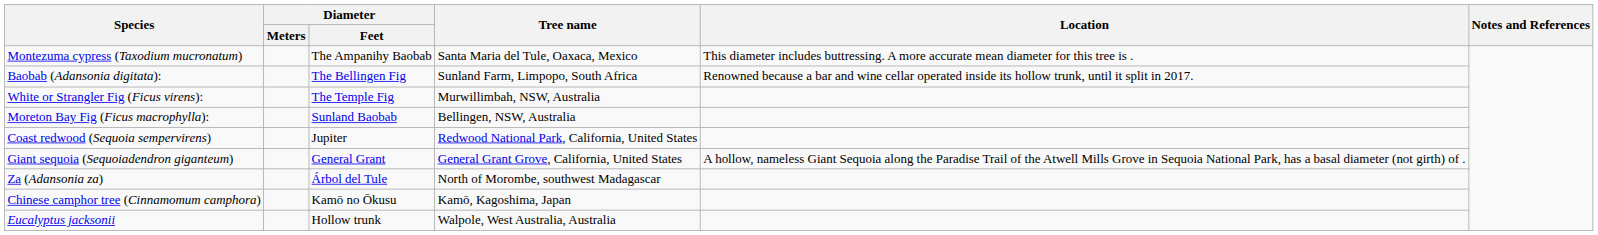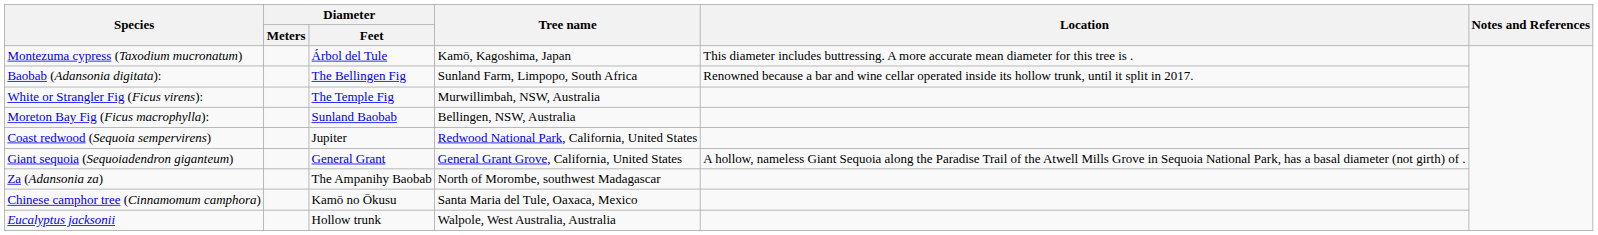(372, 55) The Ampanihy Baobab -> (349, 55) Árbol del Tule
(538, 55) Santa Maria del Tule, Oaxaca, Mexico -> (504, 55) Kamō, Kagoshima, Japan
(349, 179) Árbol del Tule -> (372, 179) The Ampanihy Baobab
(504, 199) Kamō, Kagoshima, Japan -> (538, 199) Santa Maria del Tule, Oaxaca, Mexico
